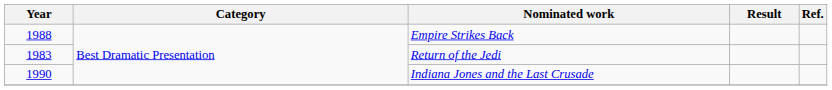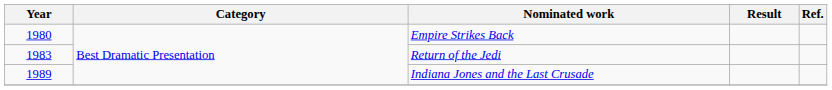(39, 34) 1988 -> (39, 34) 1980
(39, 74) 1990 -> (39, 74) 1989
